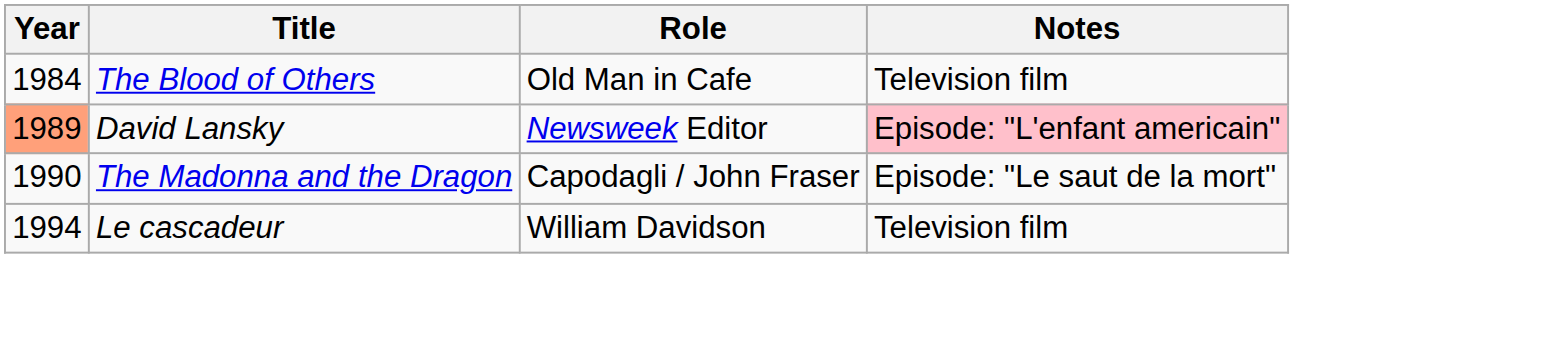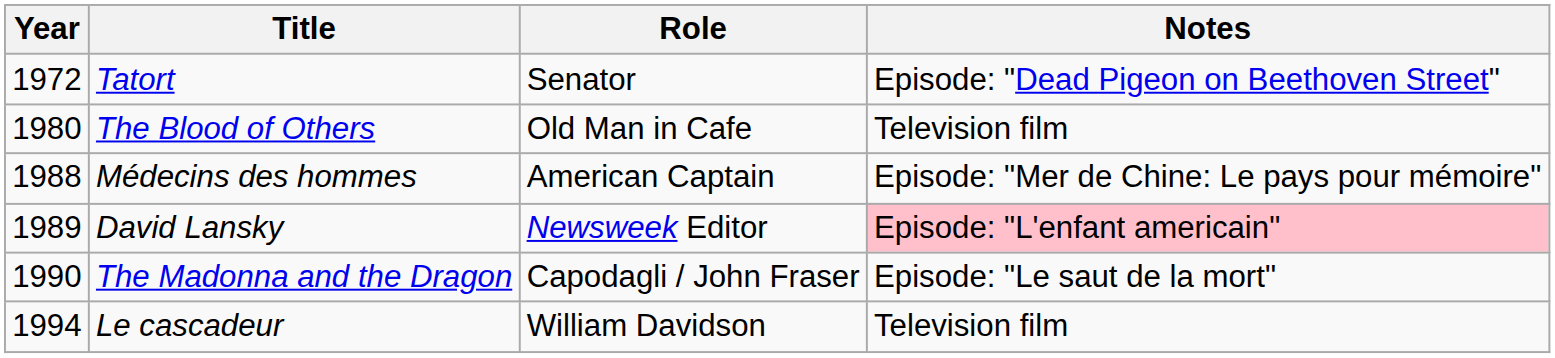+ row: (135, 78)
(47, 78) 1984 -> (47, 128) 1980
+ row: (256, 177)
(47, 128) lightsalmon background -> (47, 227) no background
